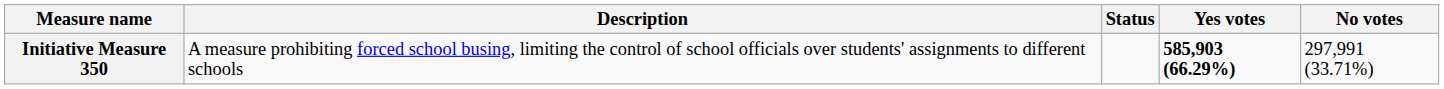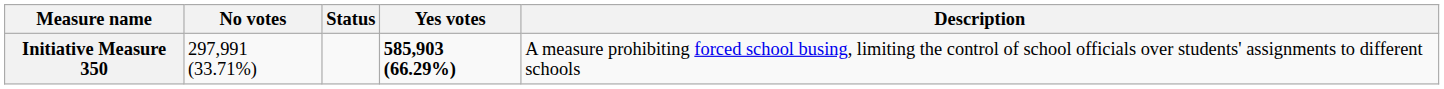columns swapped: (643, 19) <-> (1369, 19)
